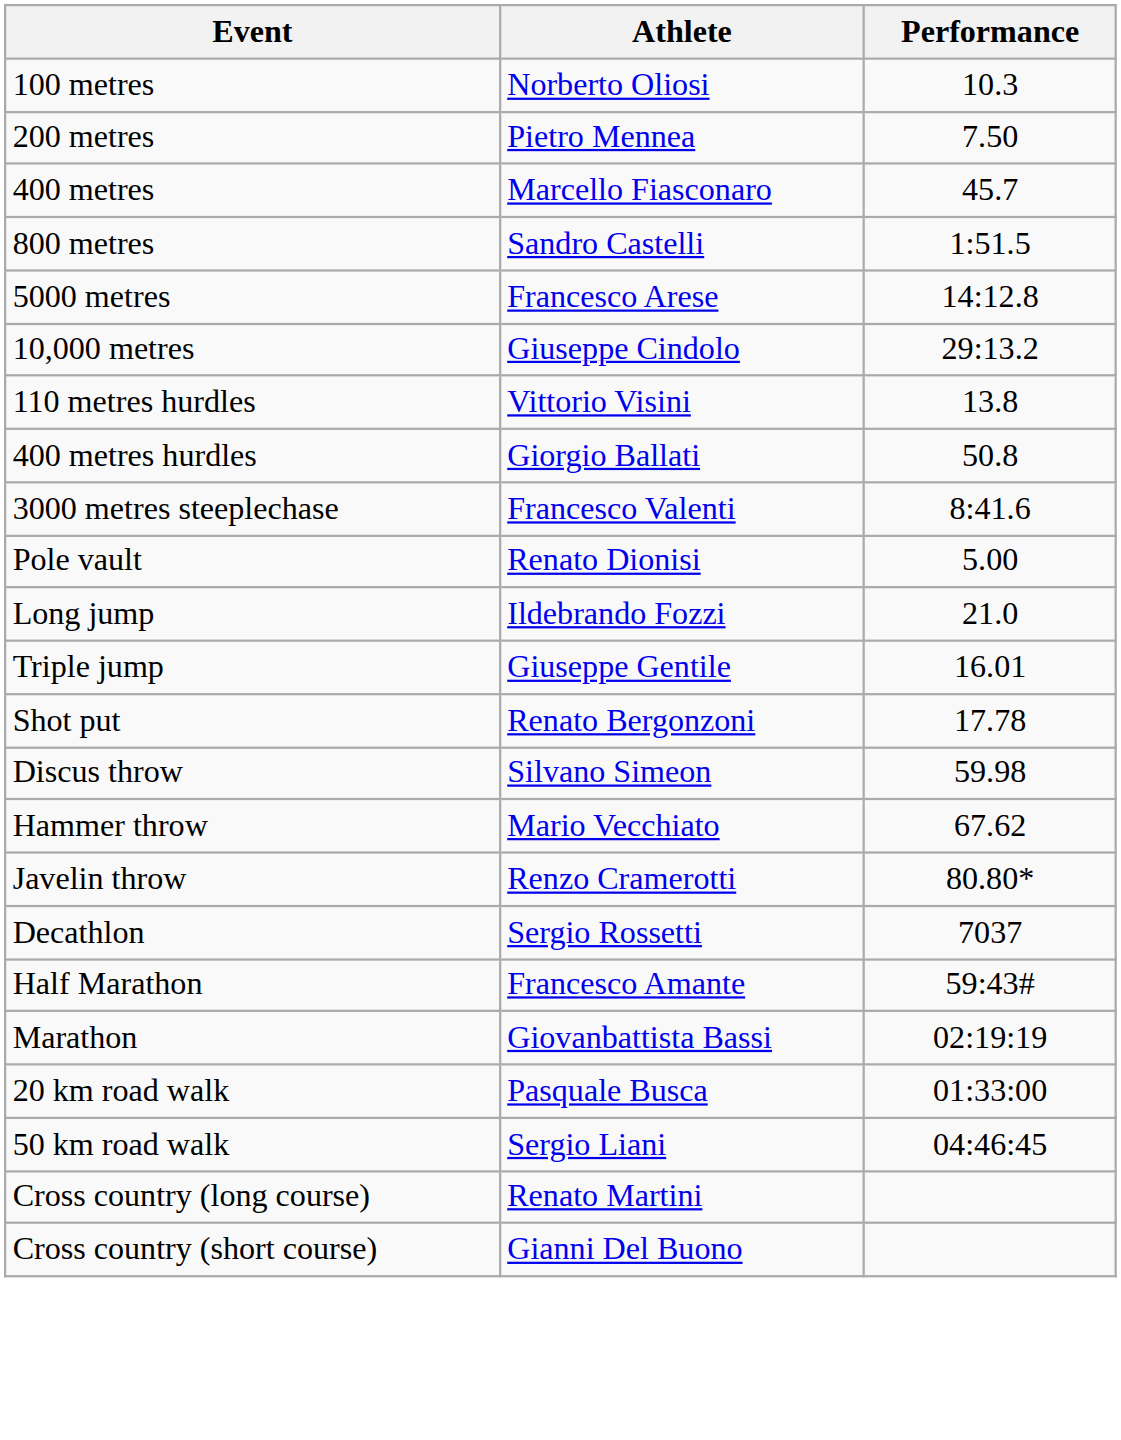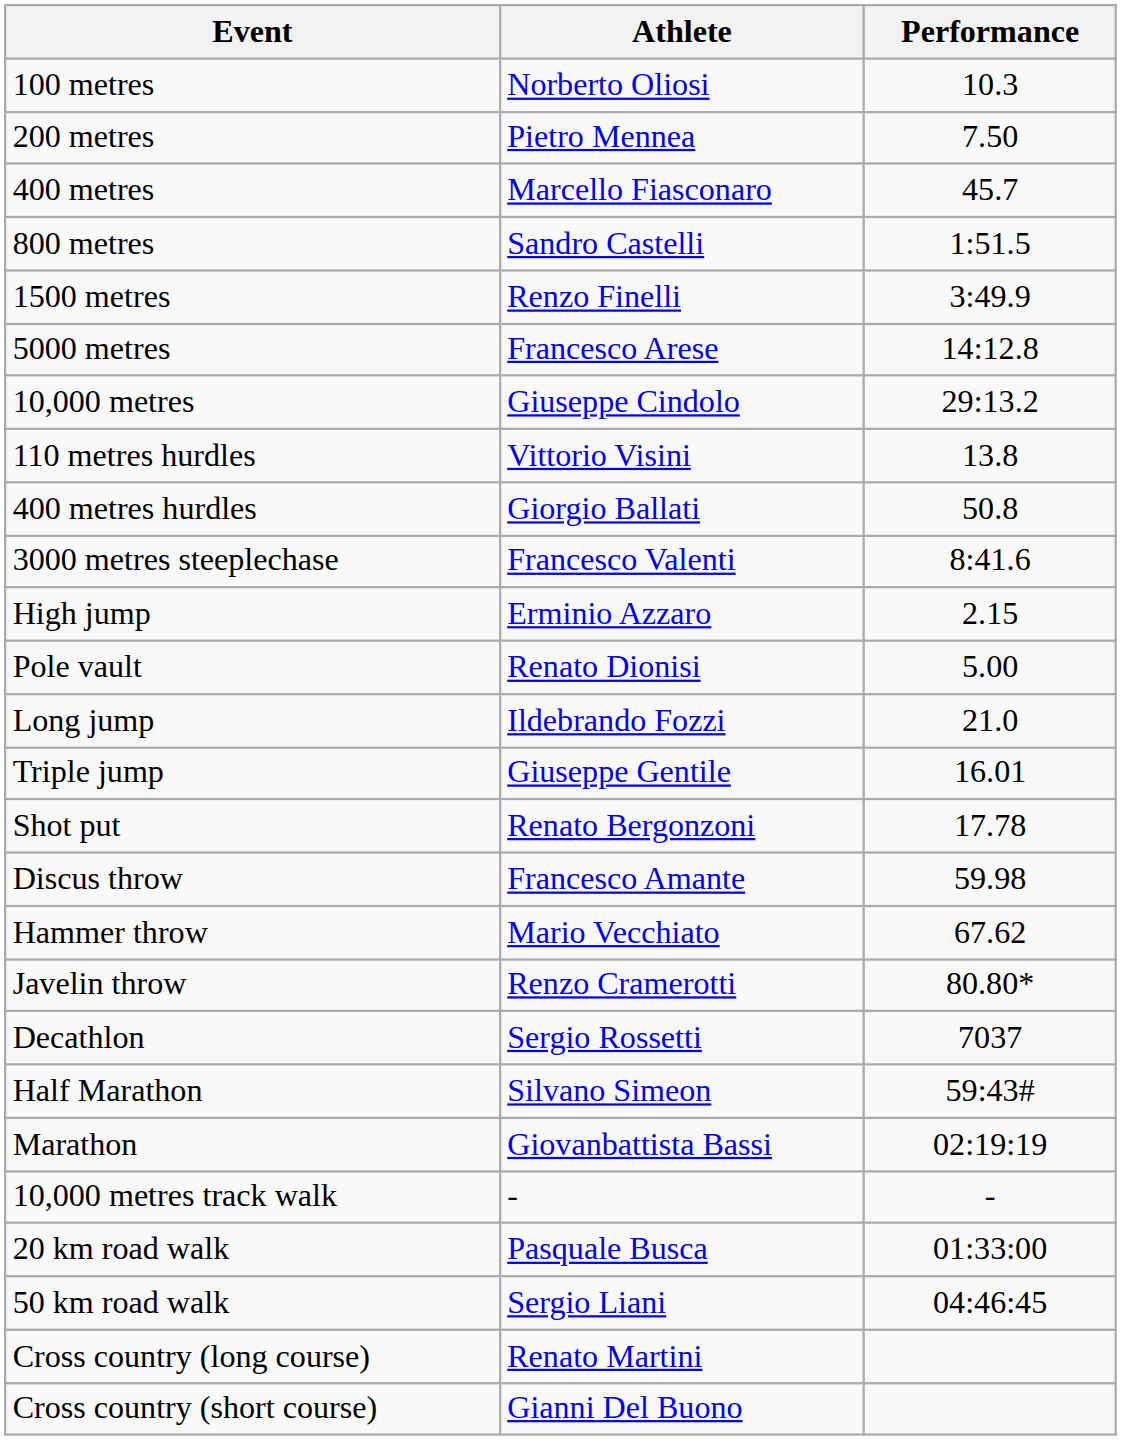+ row: (92, 296)
+ row: (82, 613)
(609, 772) Silvano Simeon -> (626, 878) Francesco Amante
(626, 984) Francesco Amante -> (609, 1090) Silvano Simeon
+ row: (175, 1196)
